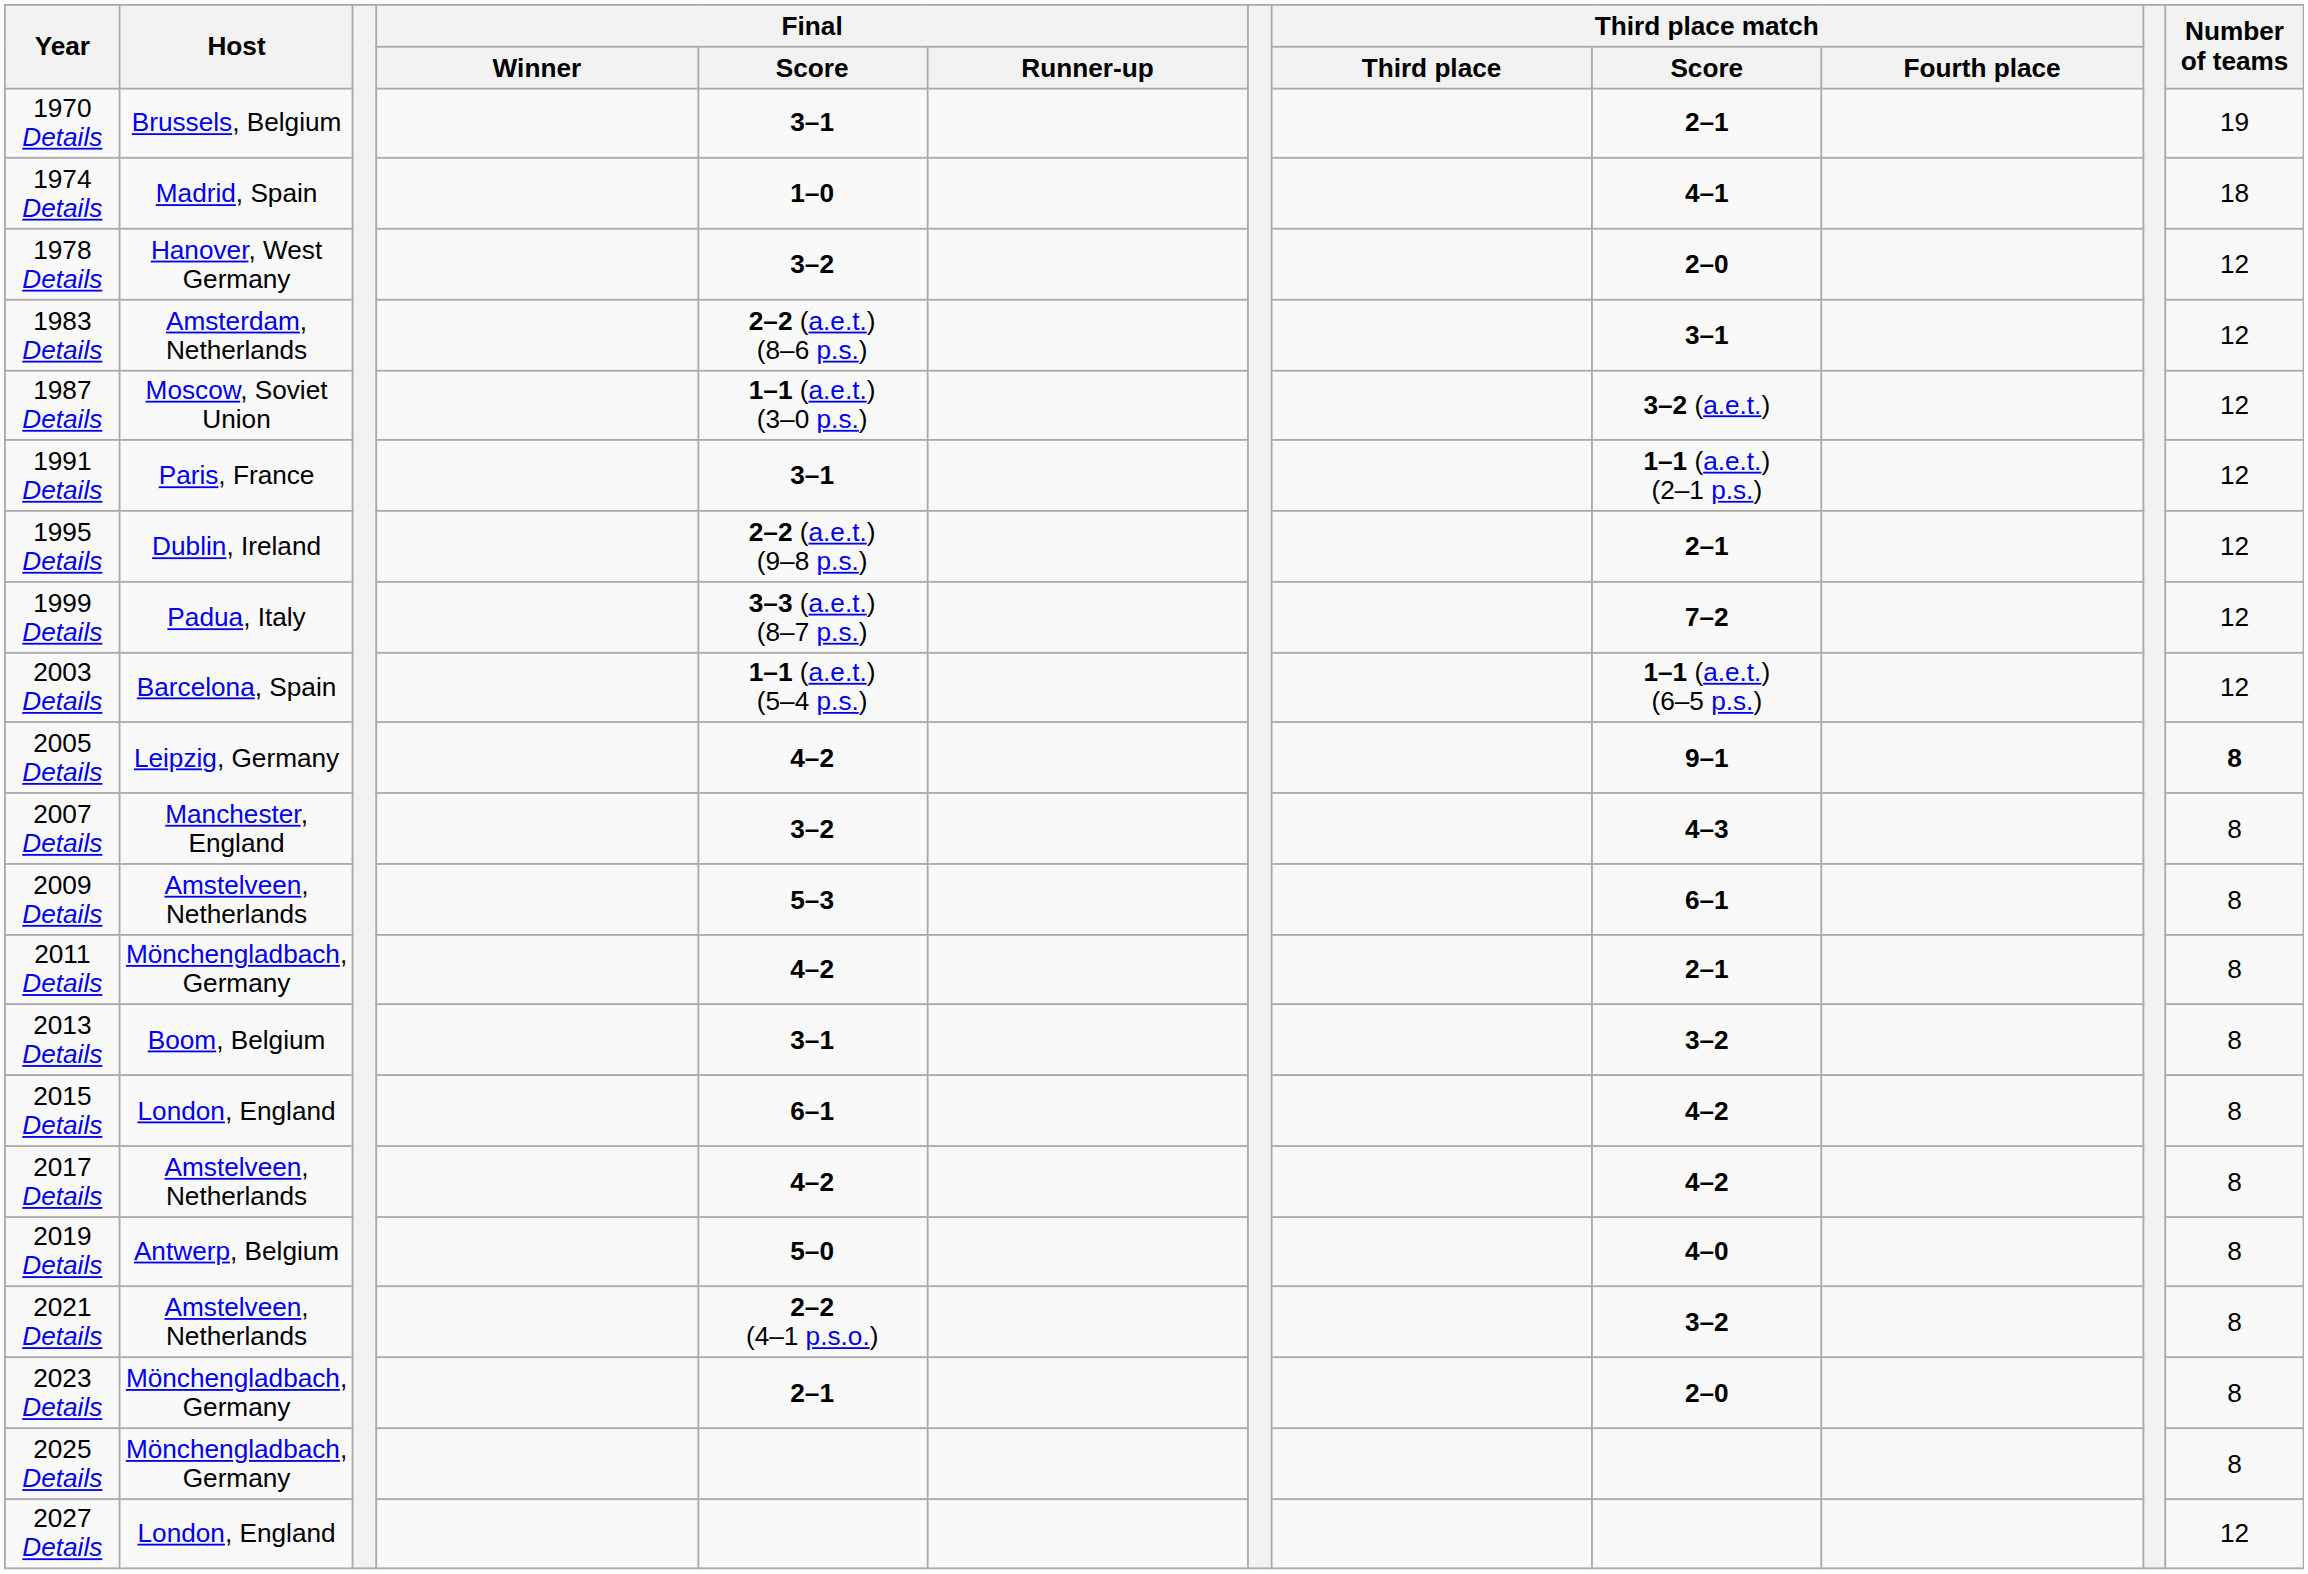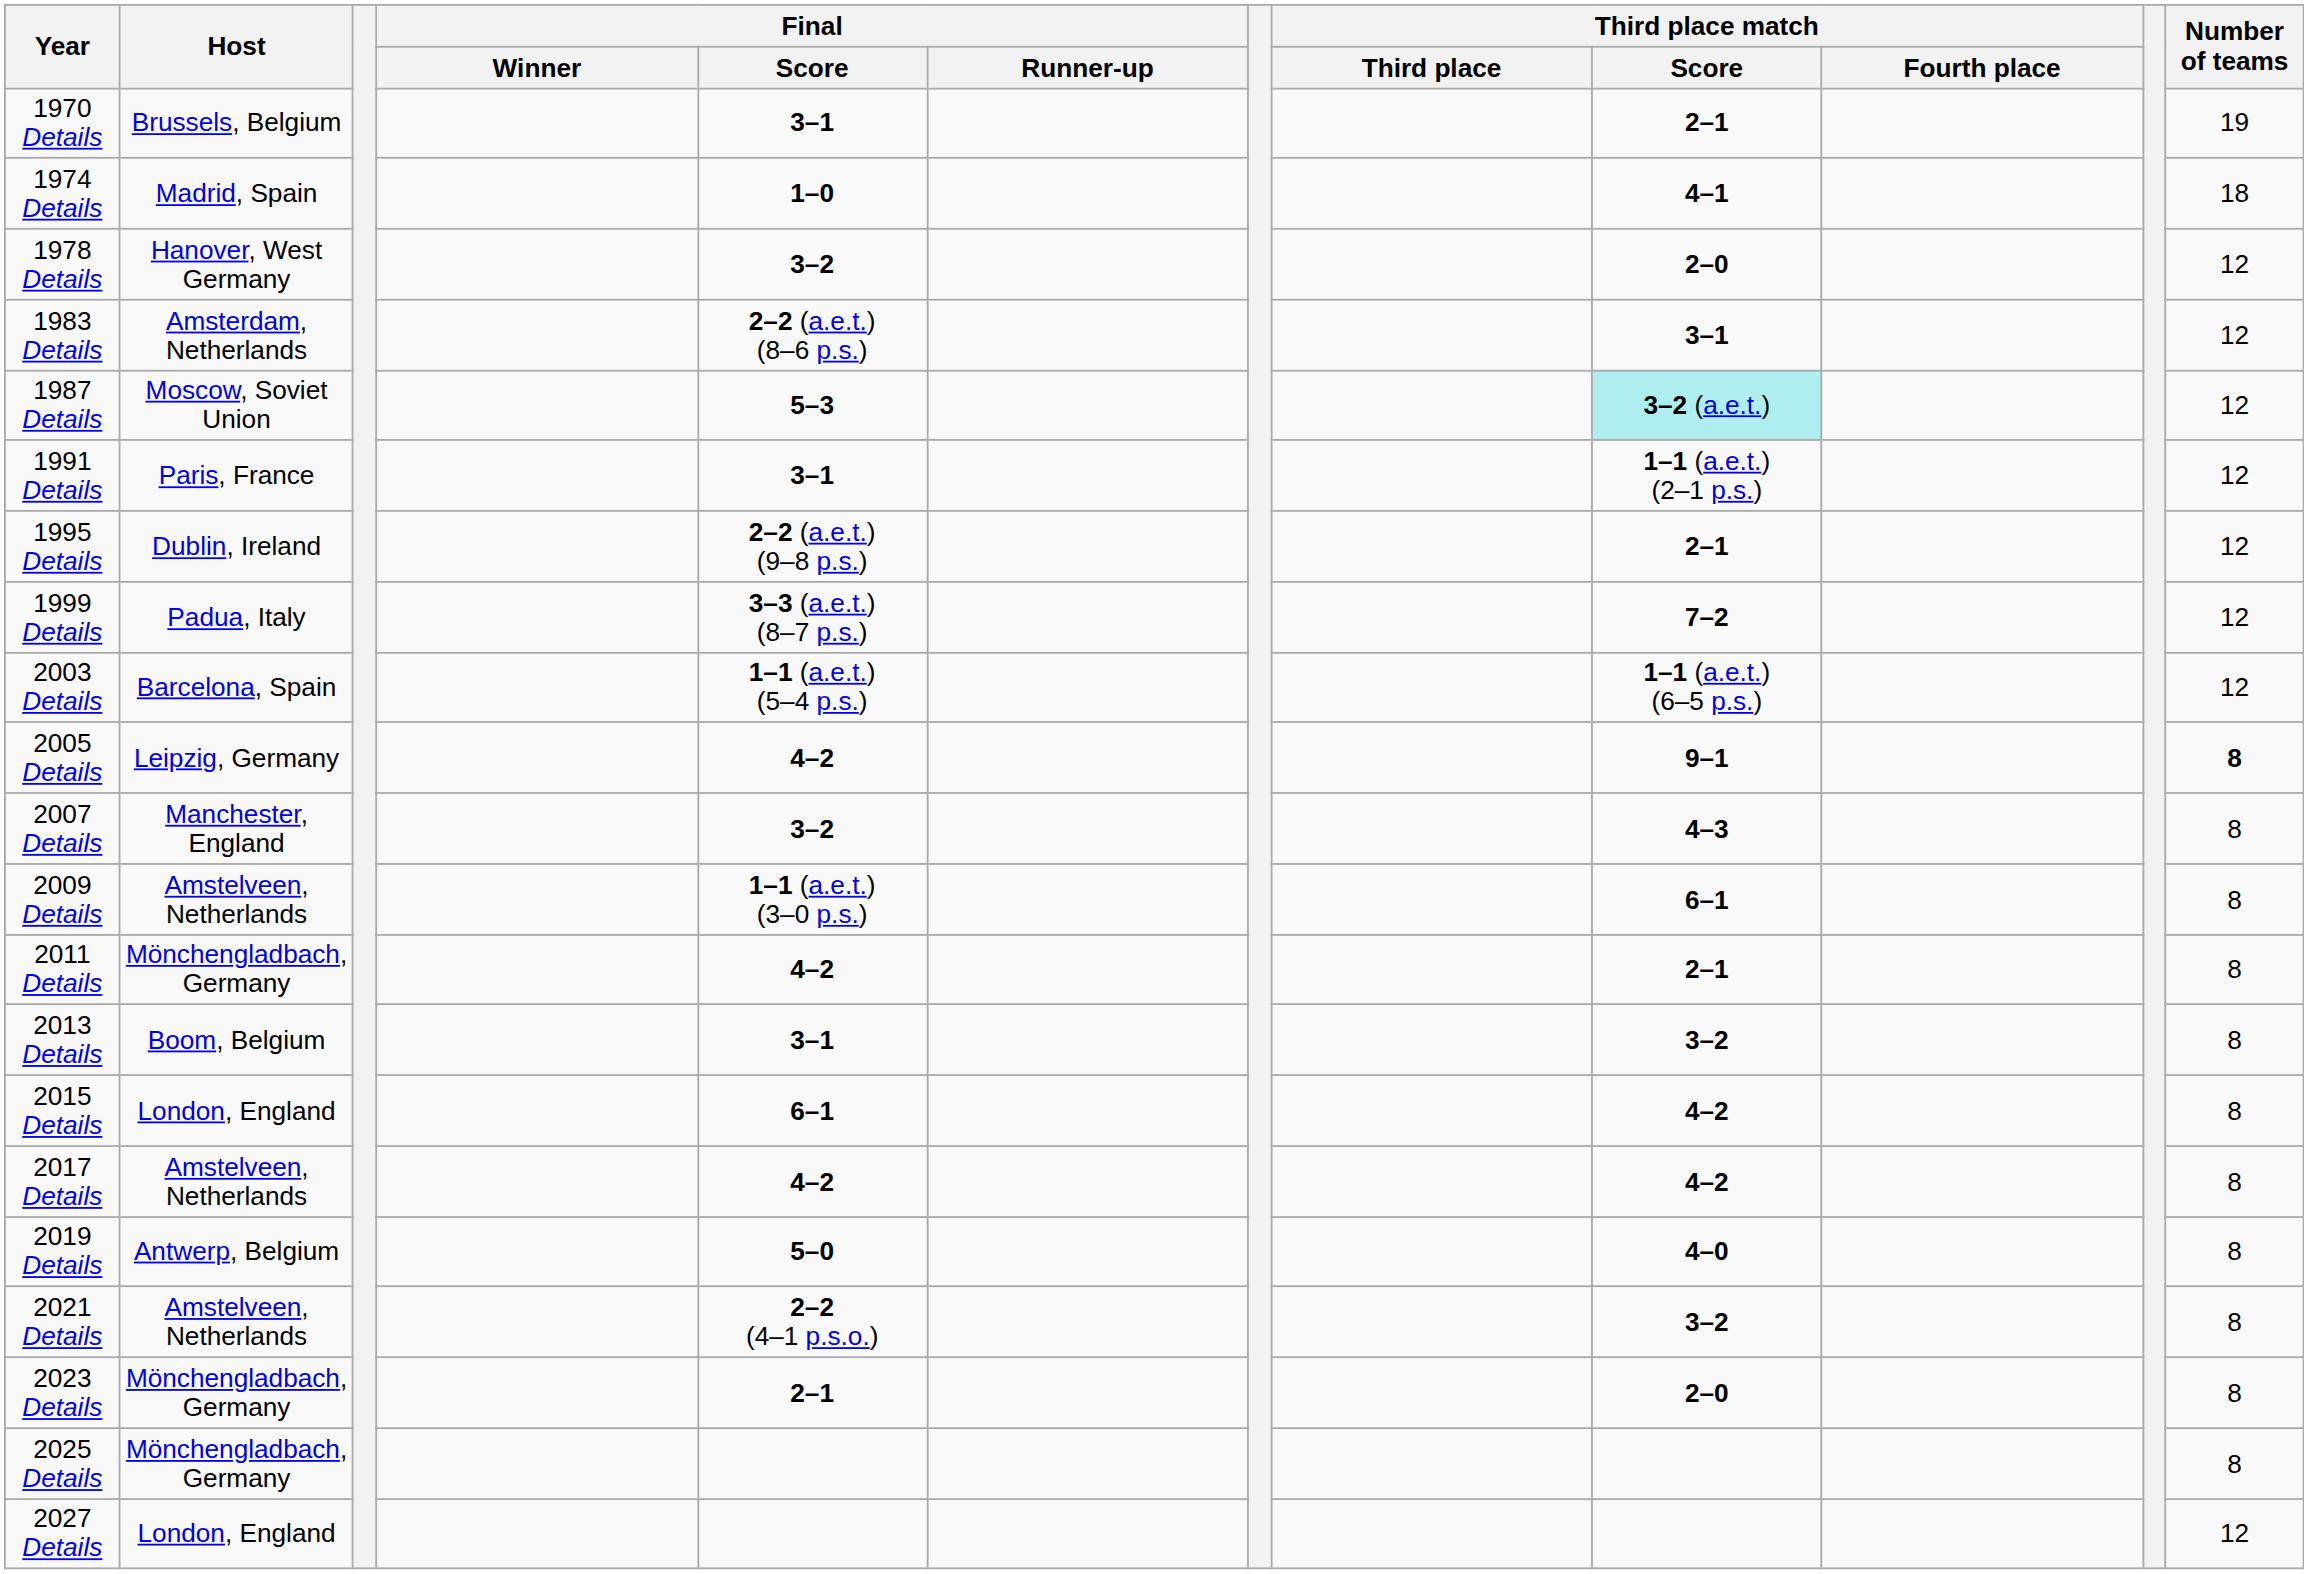(812, 405) 1–1 (a.e.t.) (3–0 p.s.) -> (812, 405) 5–3
(1707, 405) no background -> (1707, 405) paleturquoise background
(812, 899) 5–3 -> (812, 899) 1–1 (a.e.t.) (3–0 p.s.)
